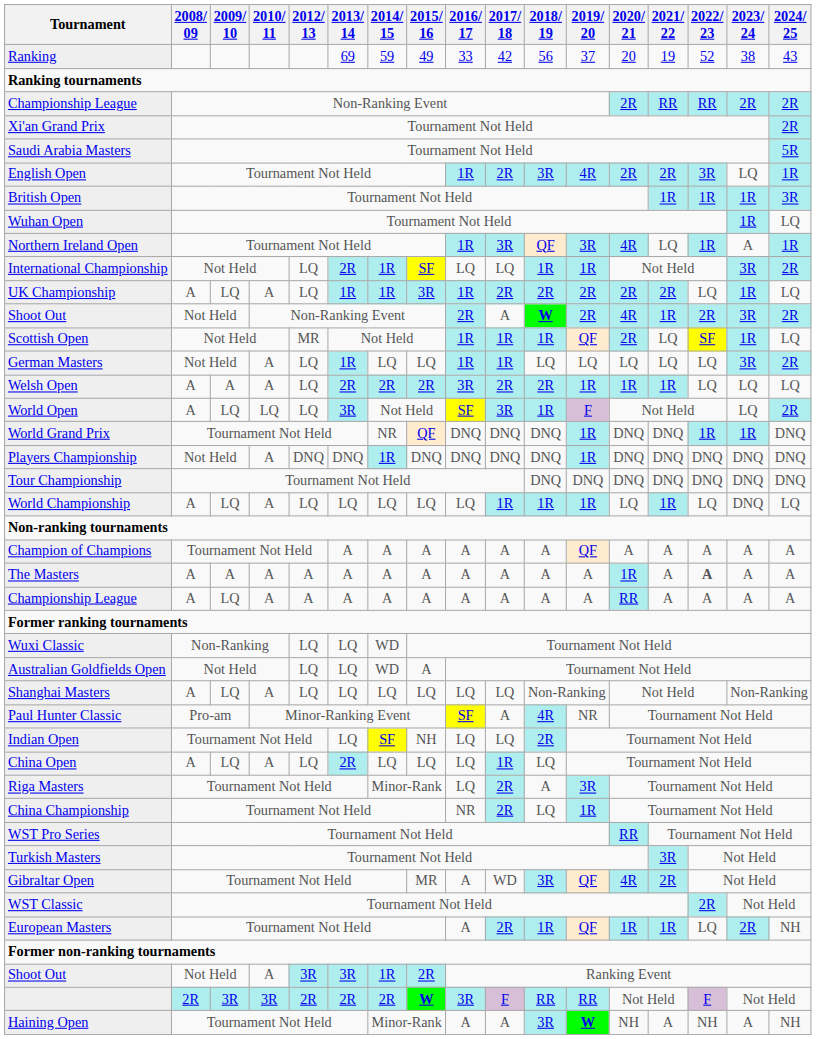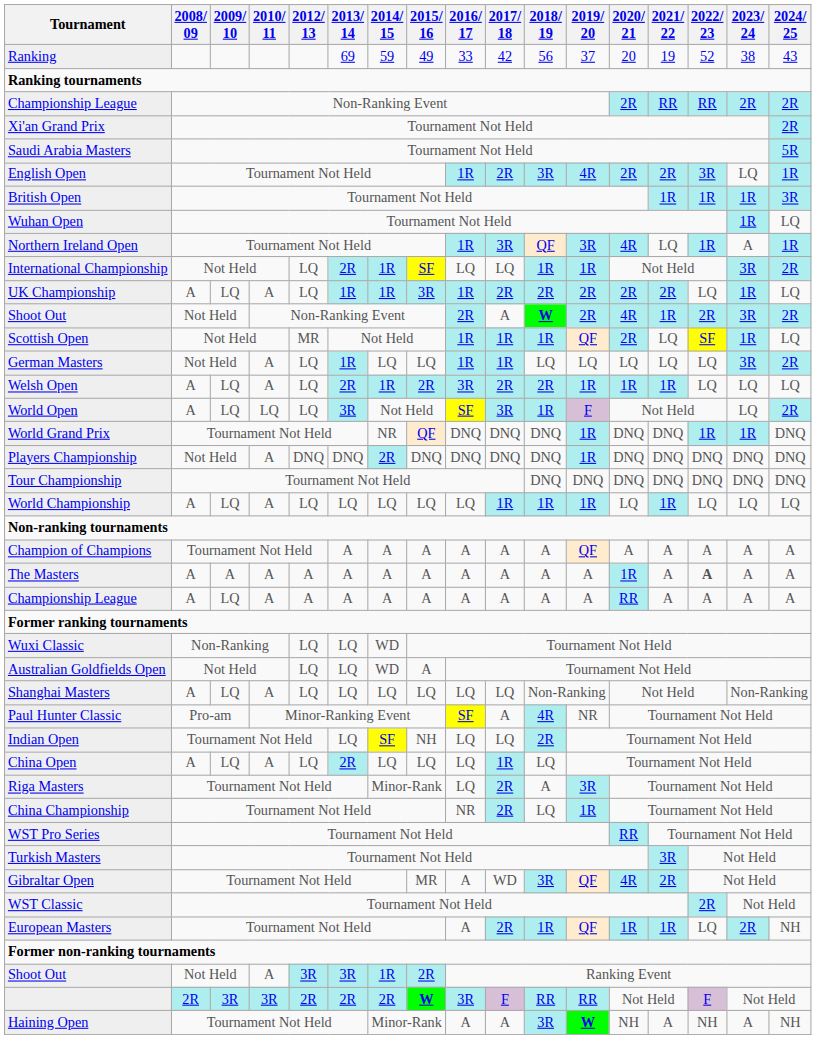(230, 386) A -> (230, 386) LQ
(387, 386) 2R -> (387, 386) 1R
(387, 456) 1R -> (387, 456) 2R
(748, 503) DNQ -> (748, 503) LQ
